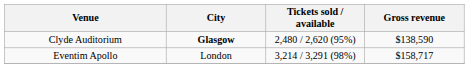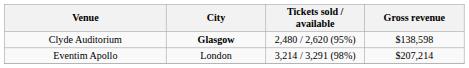(414, 39) $138,590 -> (414, 39) $138,598
(414, 55) $158,717 -> (414, 55) $207,214
